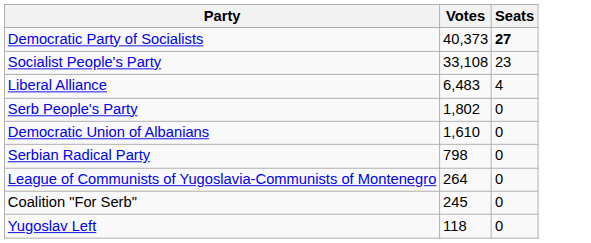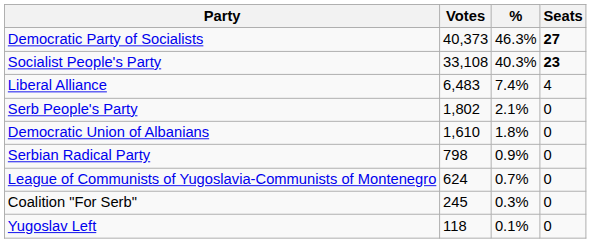+ column: (516, 16)
(503, 62) normal -> (552, 62) bold
(455, 179) 264 -> (455, 179) 624
